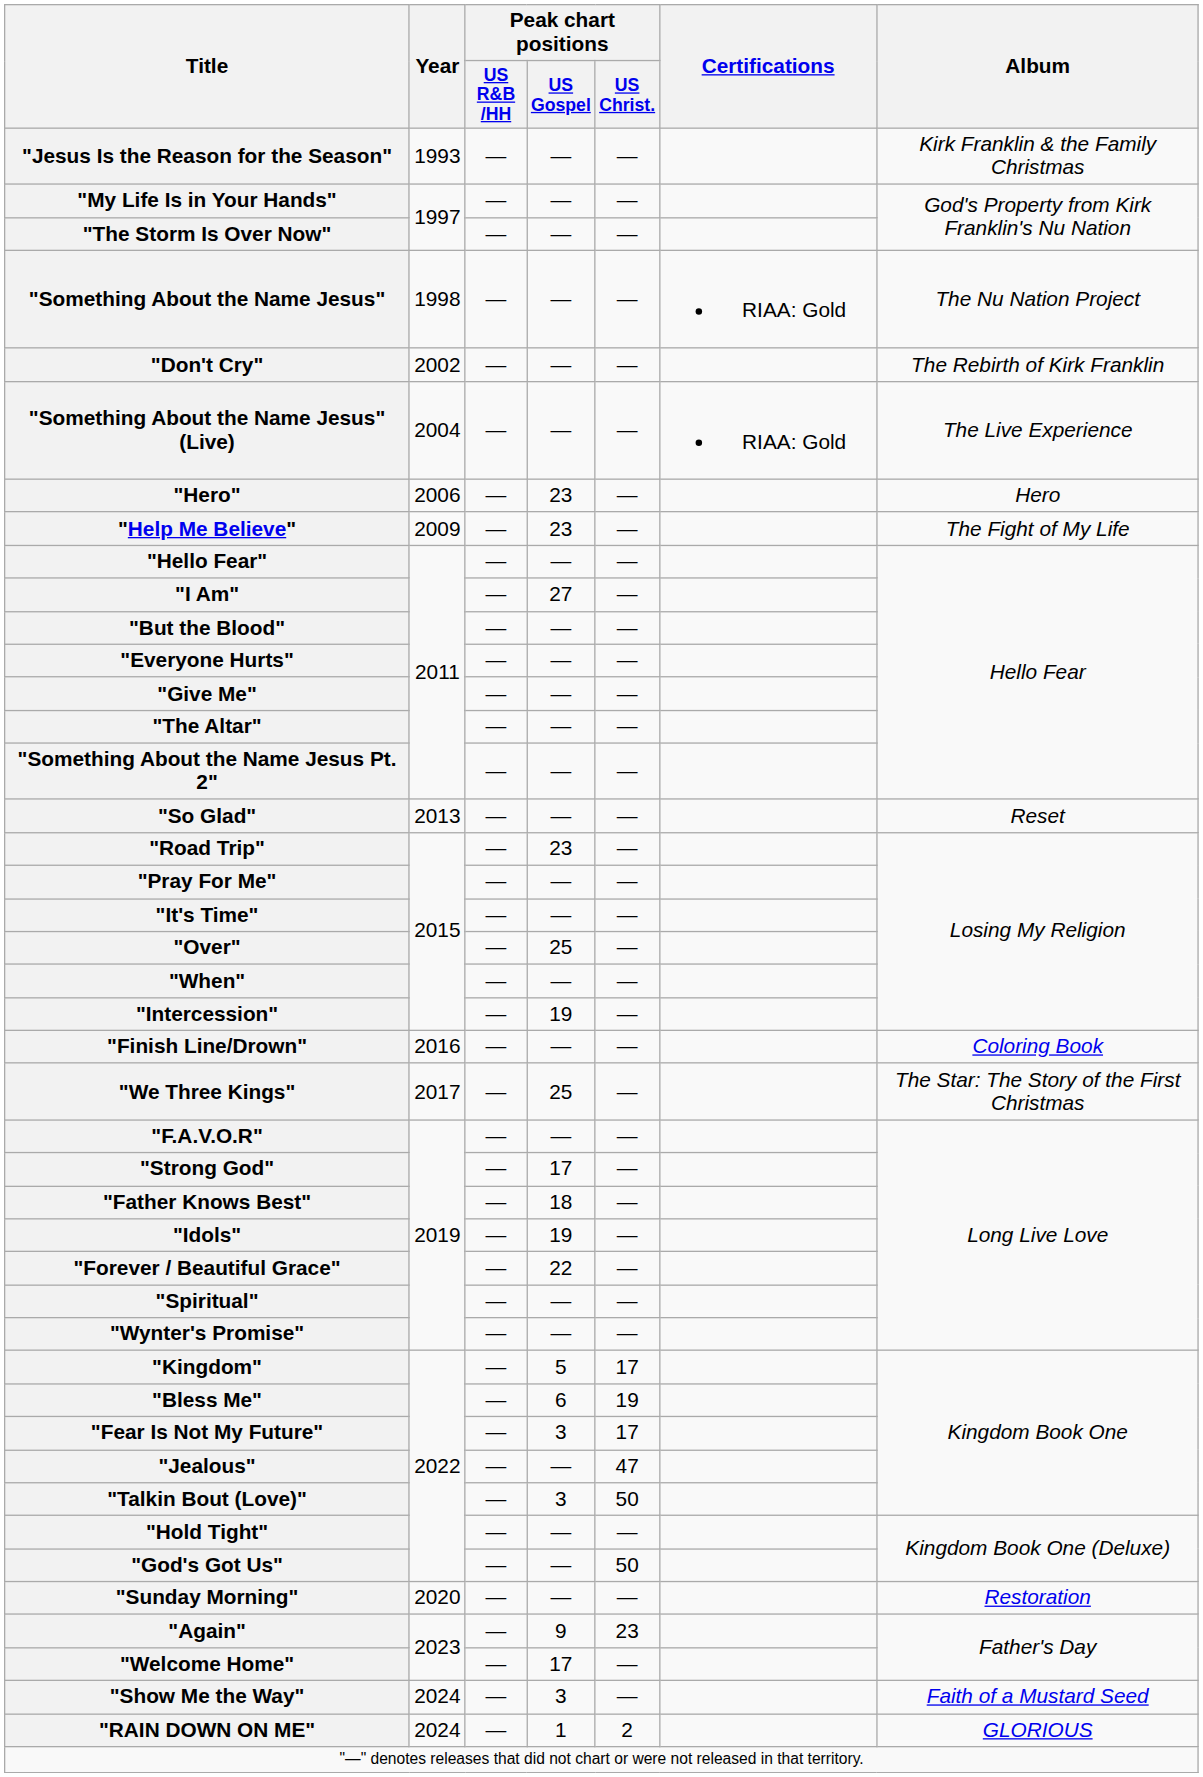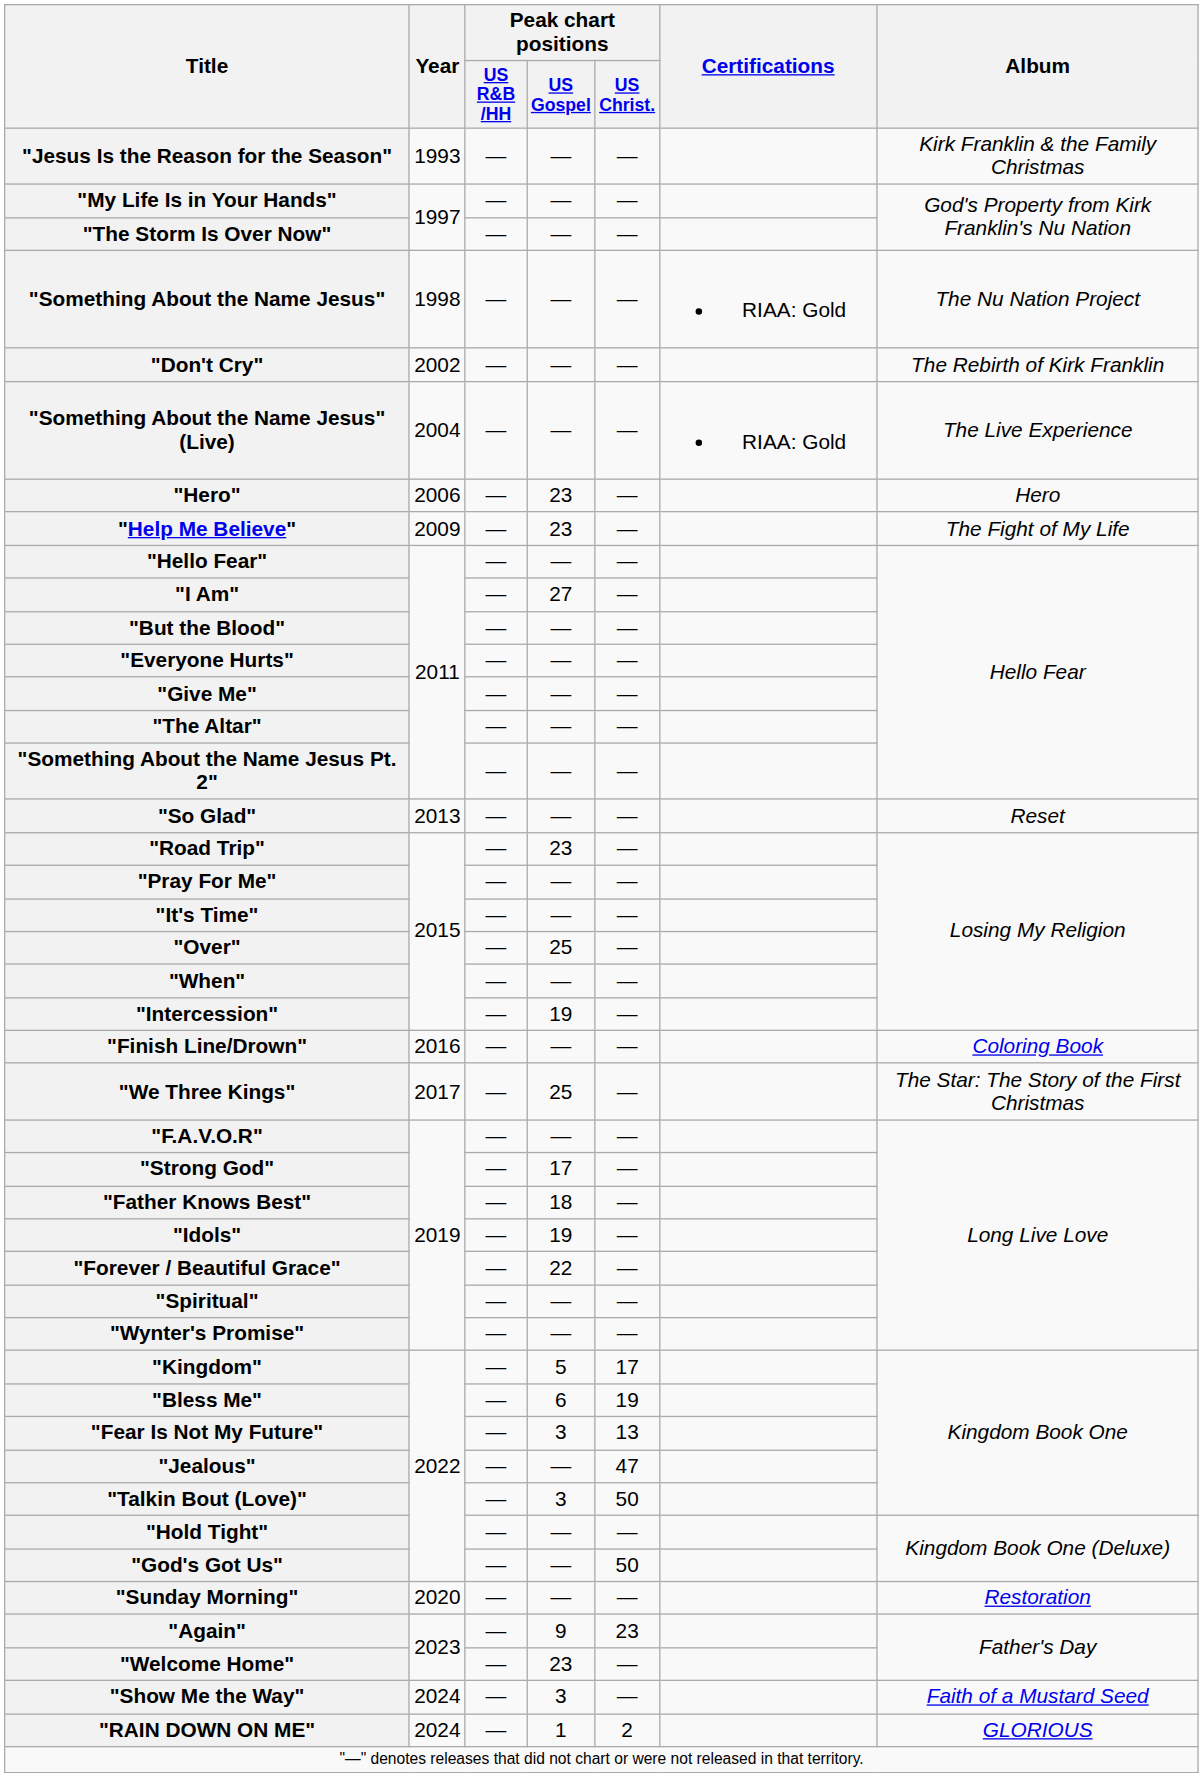(627, 1433) 17 -> (627, 1433) 13
(561, 1663) 17 -> (561, 1663) 23
